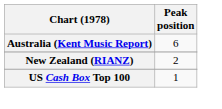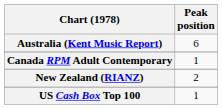+ row: (90, 60)
